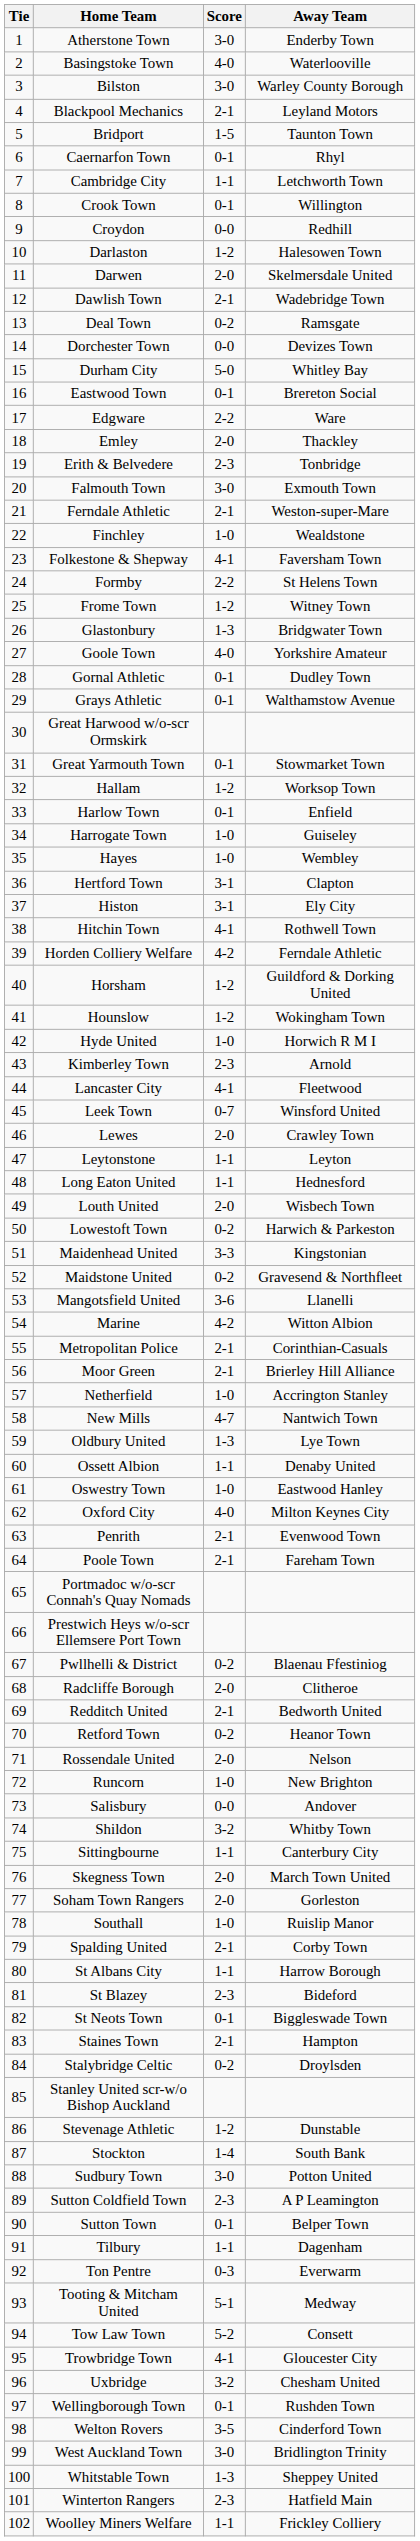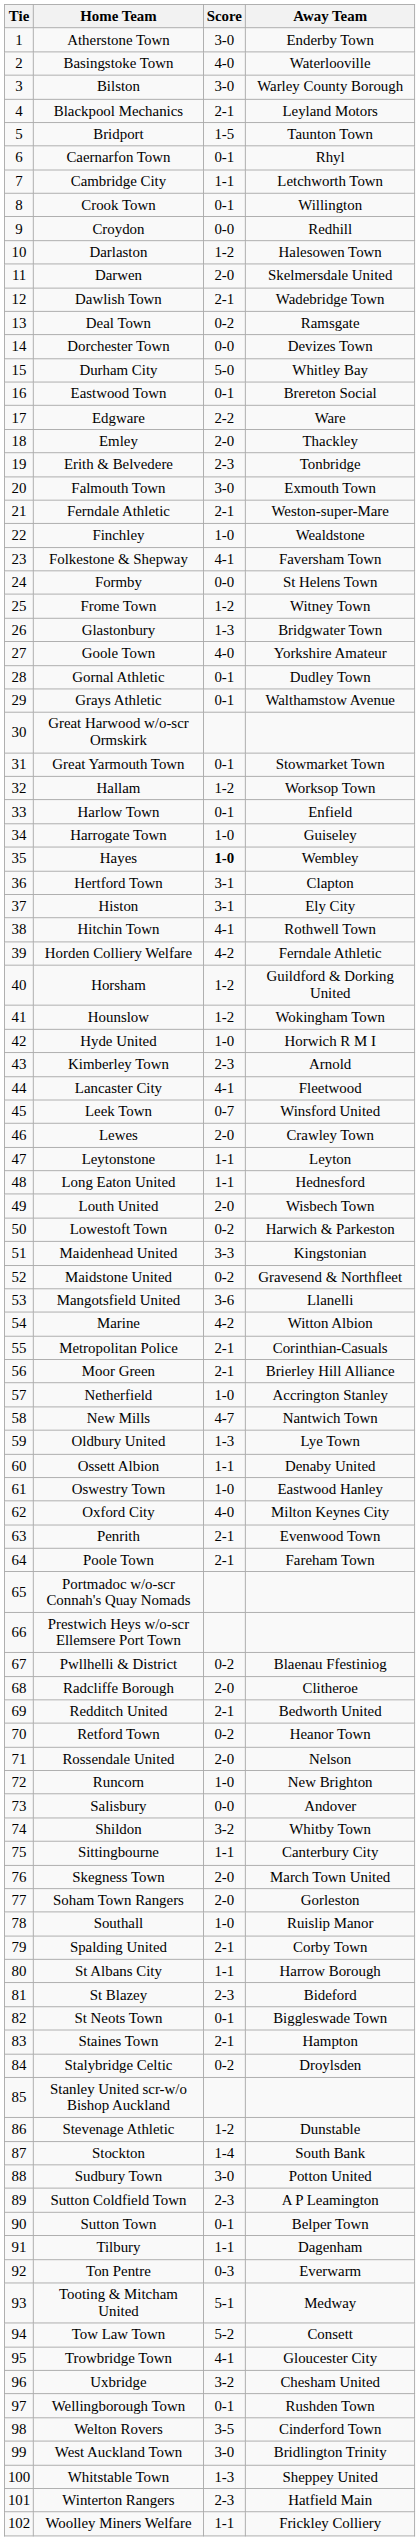(224, 582) 2-2 -> (224, 582) 0-0
(224, 858) normal -> (224, 858) bold
